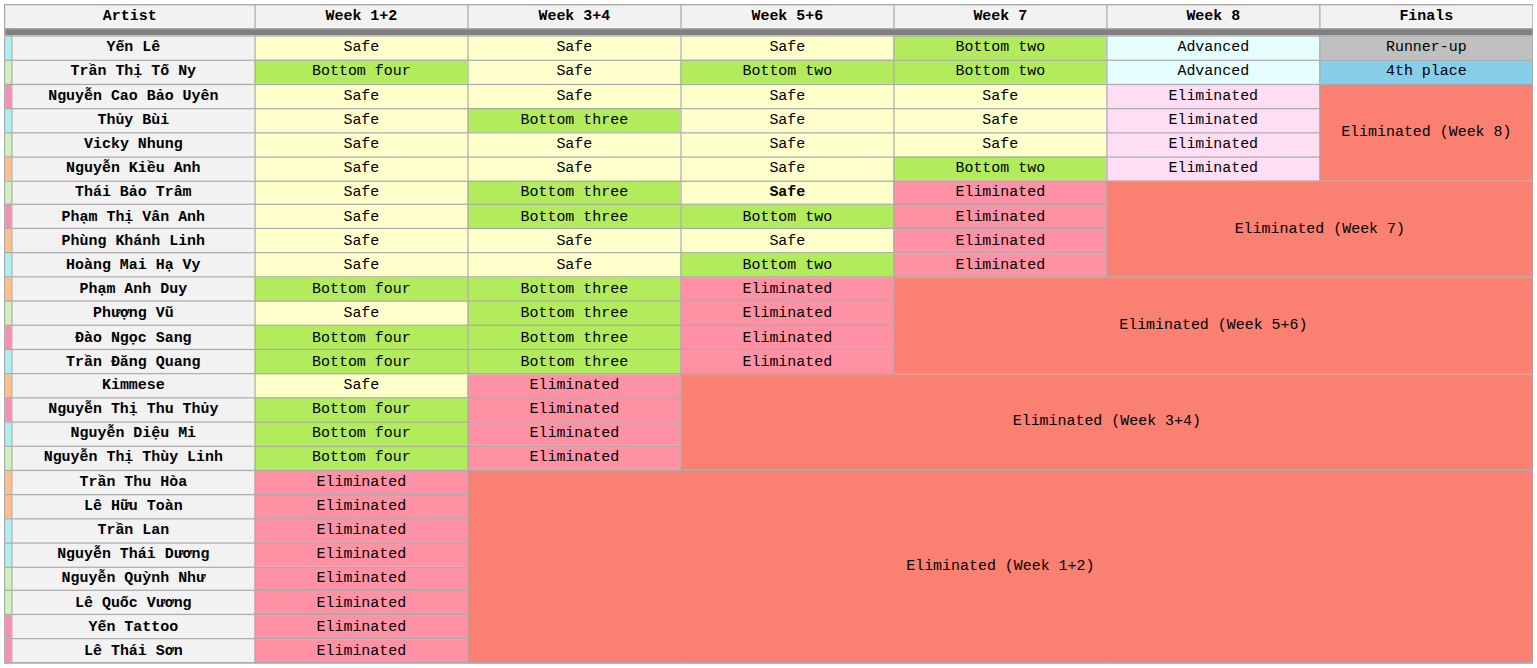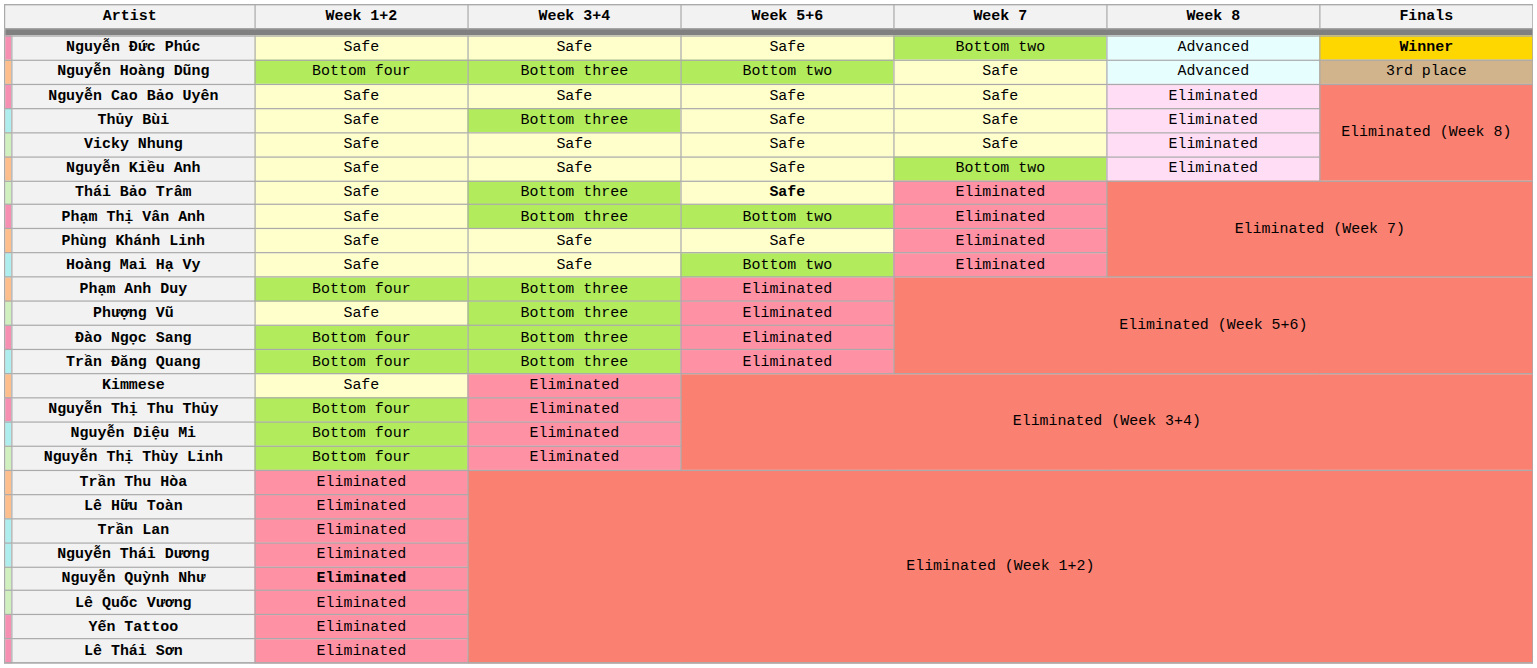+ row: (133, 48)
- row: (133, 48)
+ row: (133, 72)
- row: (133, 72)
(361, 579) normal -> (361, 579) bold
